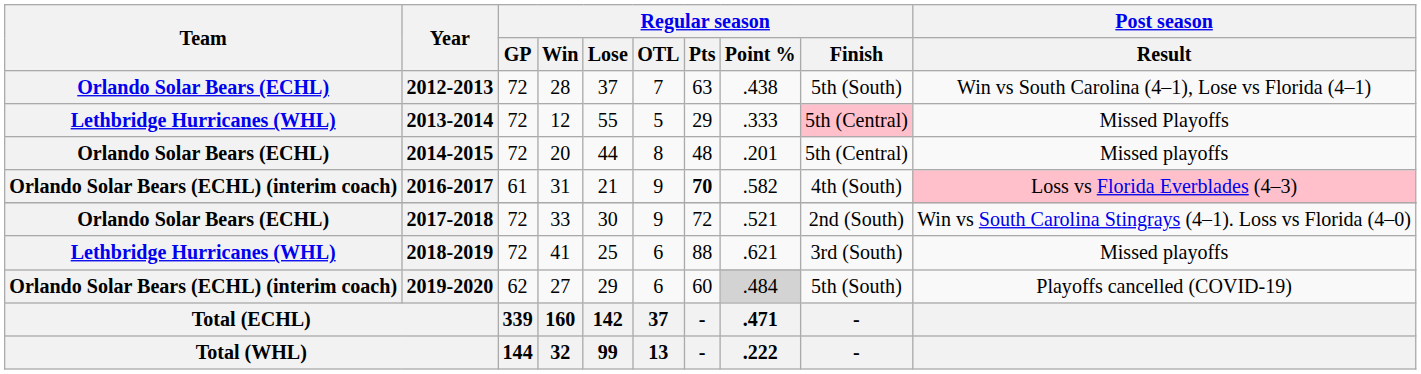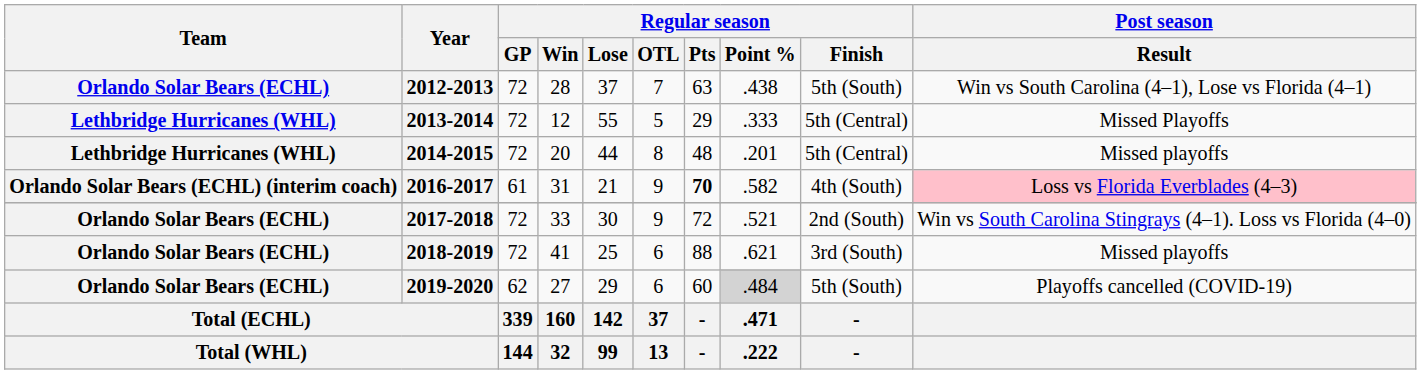(856, 120) pink background -> (856, 120) no background
(203, 153) Orlando Solar Bears (ECHL) -> (203, 153) Lethbridge Hurricanes (WHL)
(203, 252) Lethbridge Hurricanes (WHL) -> (203, 252) Orlando Solar Bears (ECHL)
(203, 285) Orlando Solar Bears (ECHL) (interim coach) -> (203, 285) Orlando Solar Bears (ECHL)
